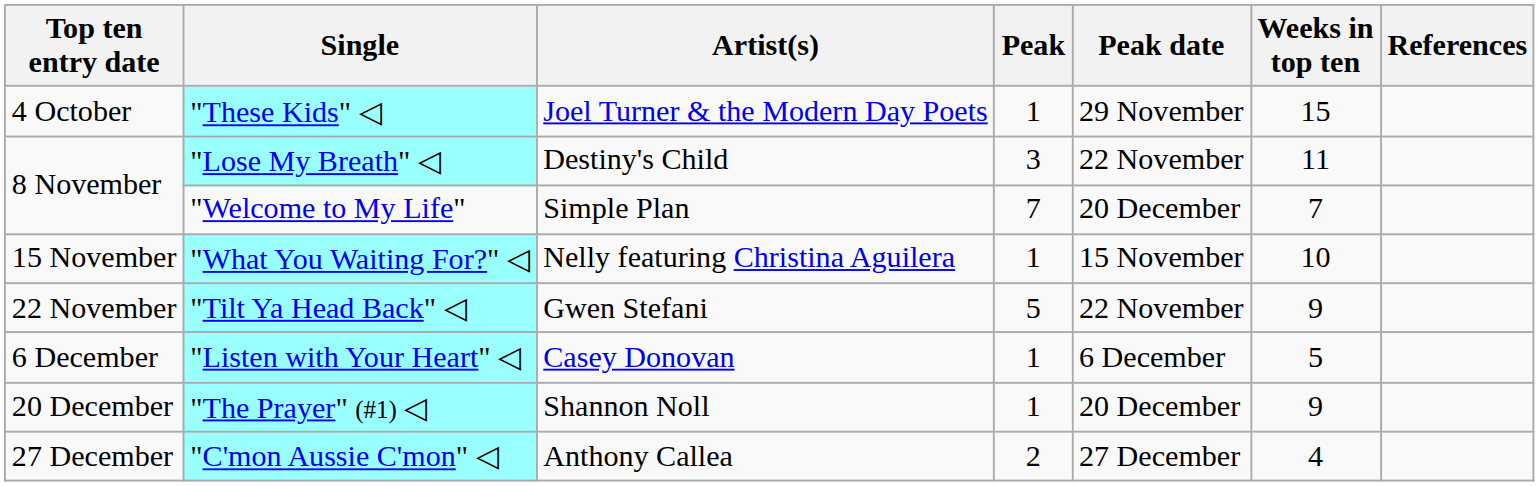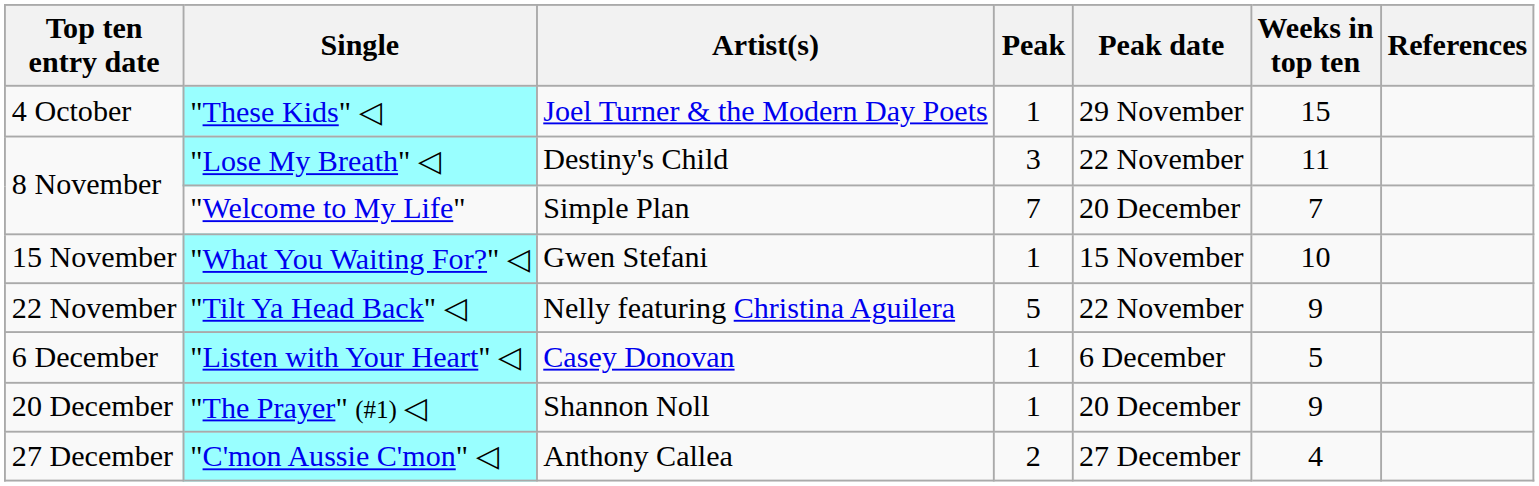(749, 257) Nelly featuring Christina Aguilera -> (626, 257) Gwen Stefani
(626, 307) Gwen Stefani -> (749, 307) Nelly featuring Christina Aguilera
